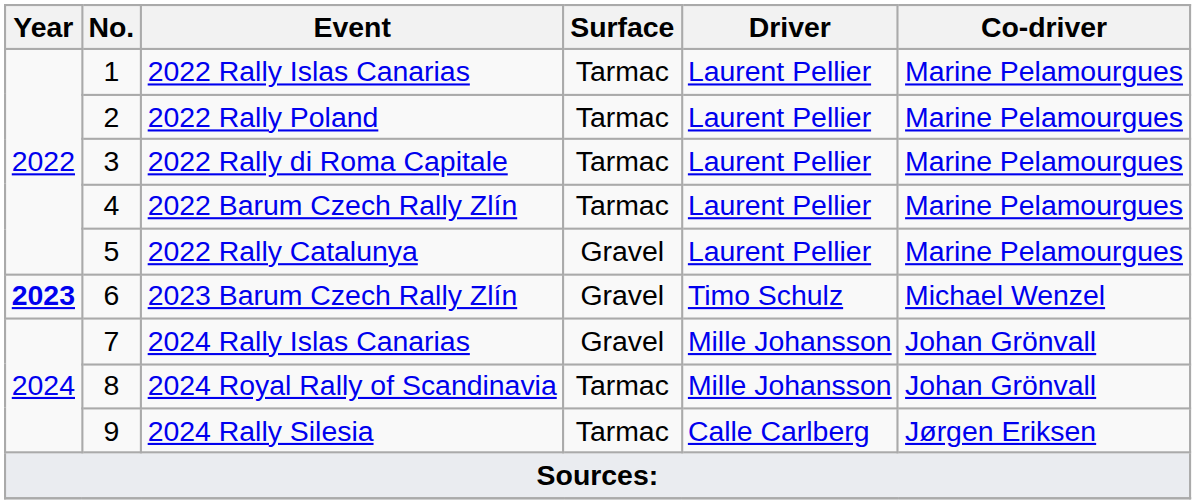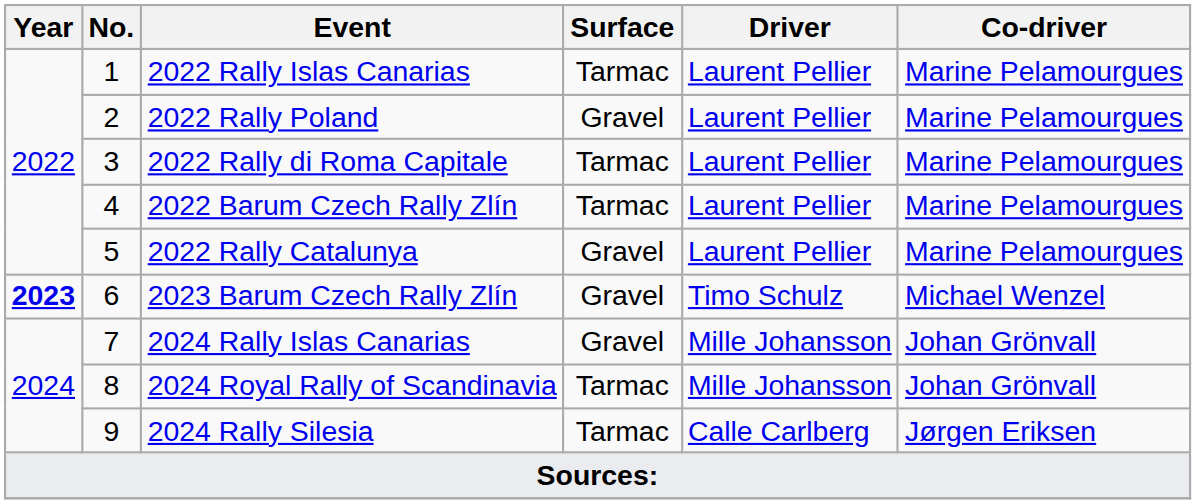(622, 117) Tarmac -> (622, 117) Gravel
